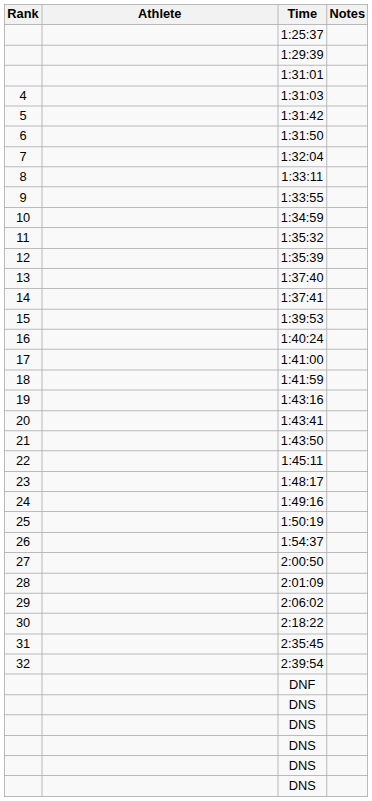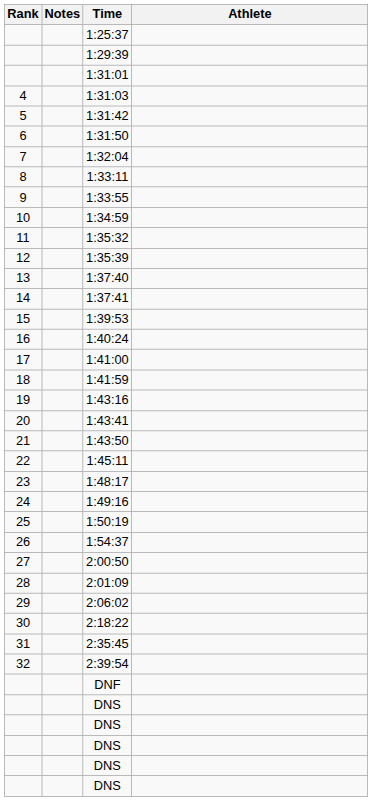columns swapped: (160, 14) <-> (347, 14)
